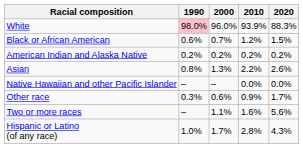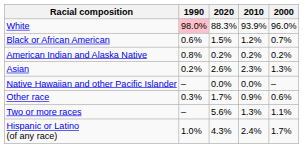columns swapped: (224, 12) <-> (284, 12)
(191, 55) 0.2% -> (191, 55) 0.8%
(191, 69) 0.8% -> (191, 69) 0.2%
(251, 69) 2.2% -> (251, 69) 2.3%
(251, 112) 1.6% -> (251, 112) 1.3%
(251, 132) 2.8% -> (251, 132) 2.4%
